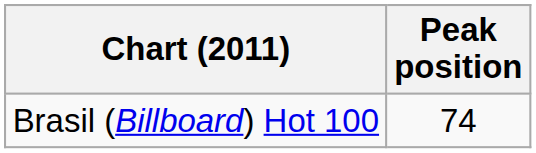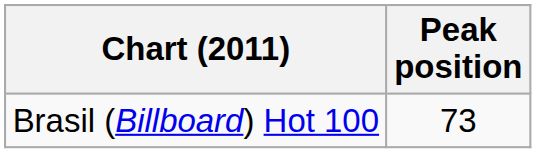(458, 119) 74 -> (458, 119) 73
